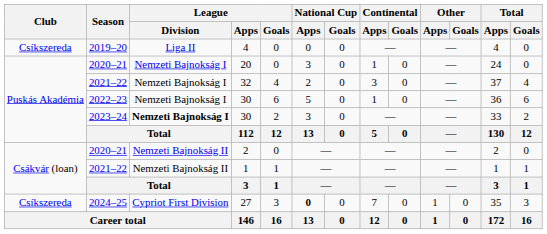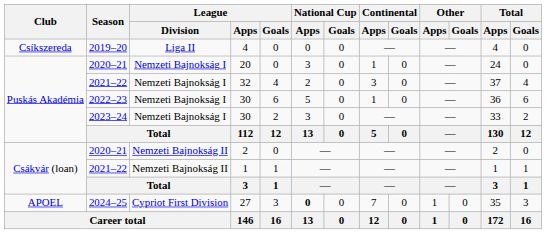(180, 116) bold -> (180, 116) normal
(45, 202) Csíkszereda -> (45, 202) APOEL
